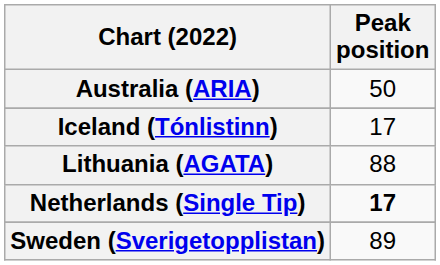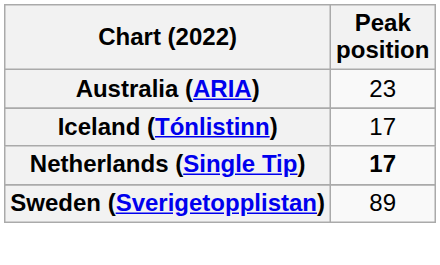(383, 88) 50 -> (383, 88) 23
- row: (168, 164)
